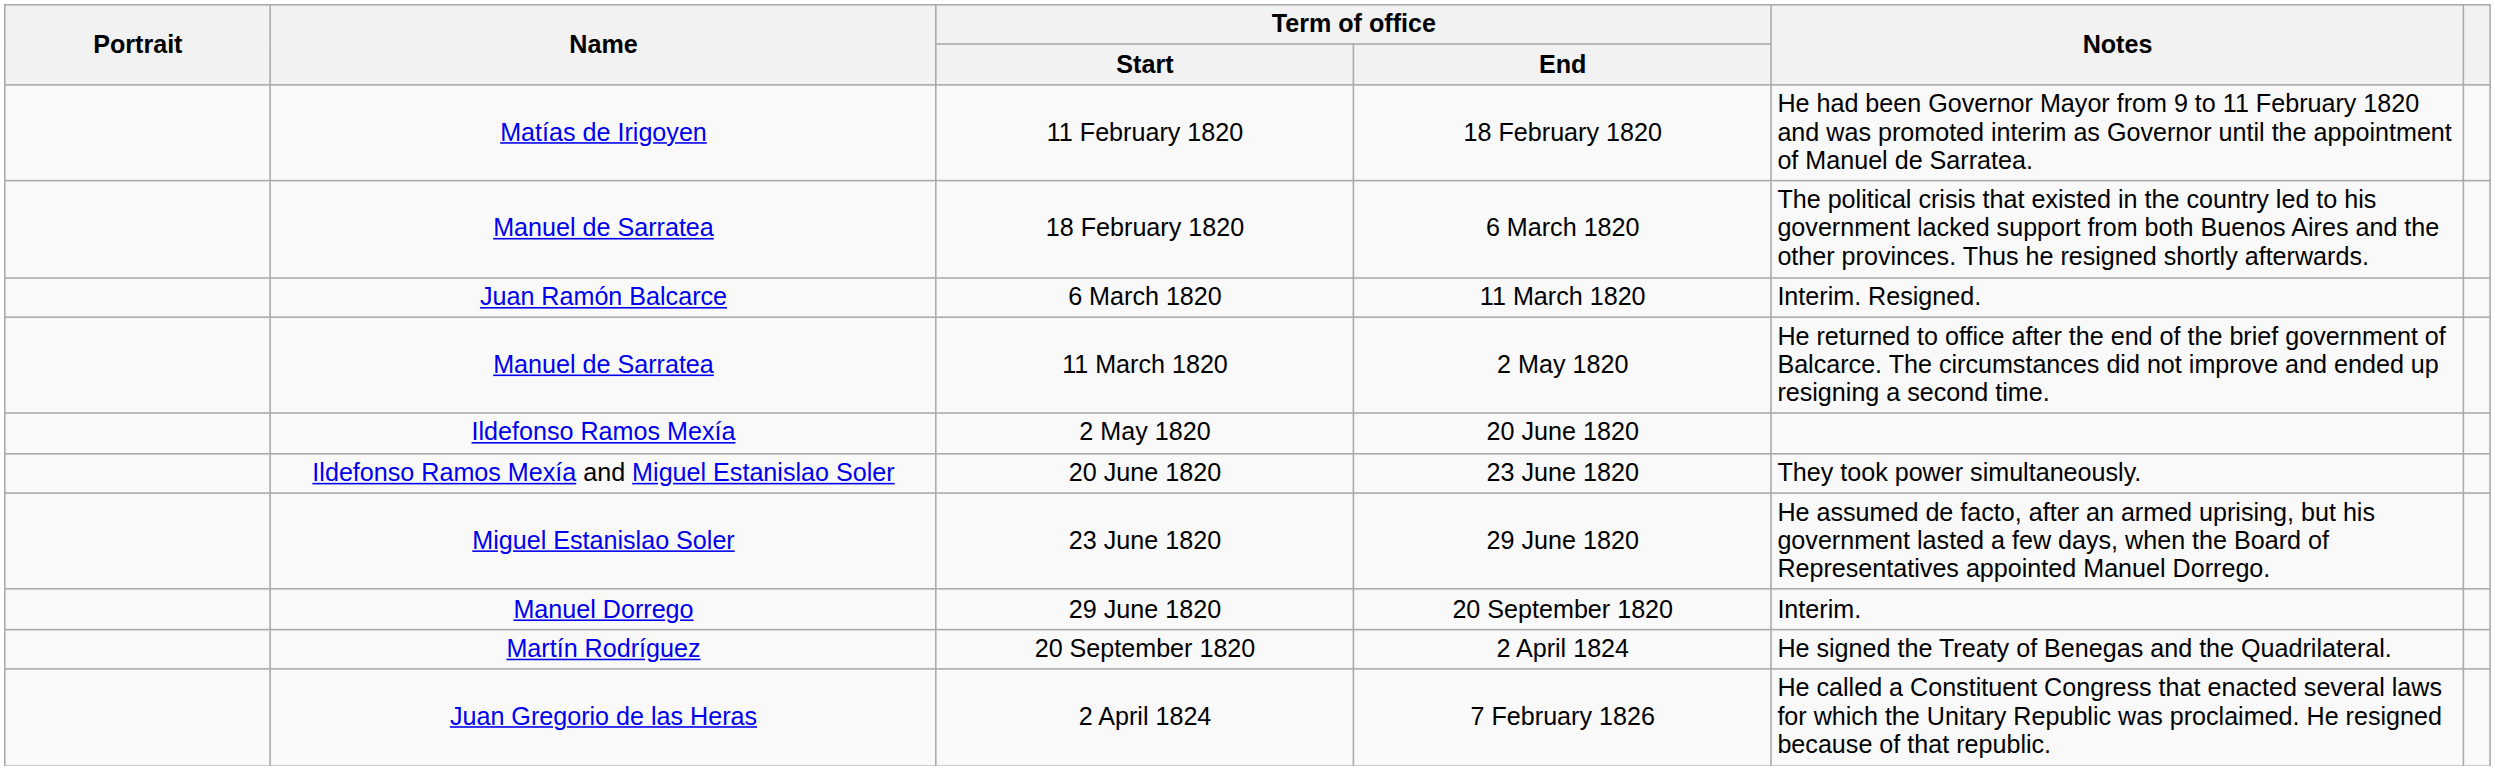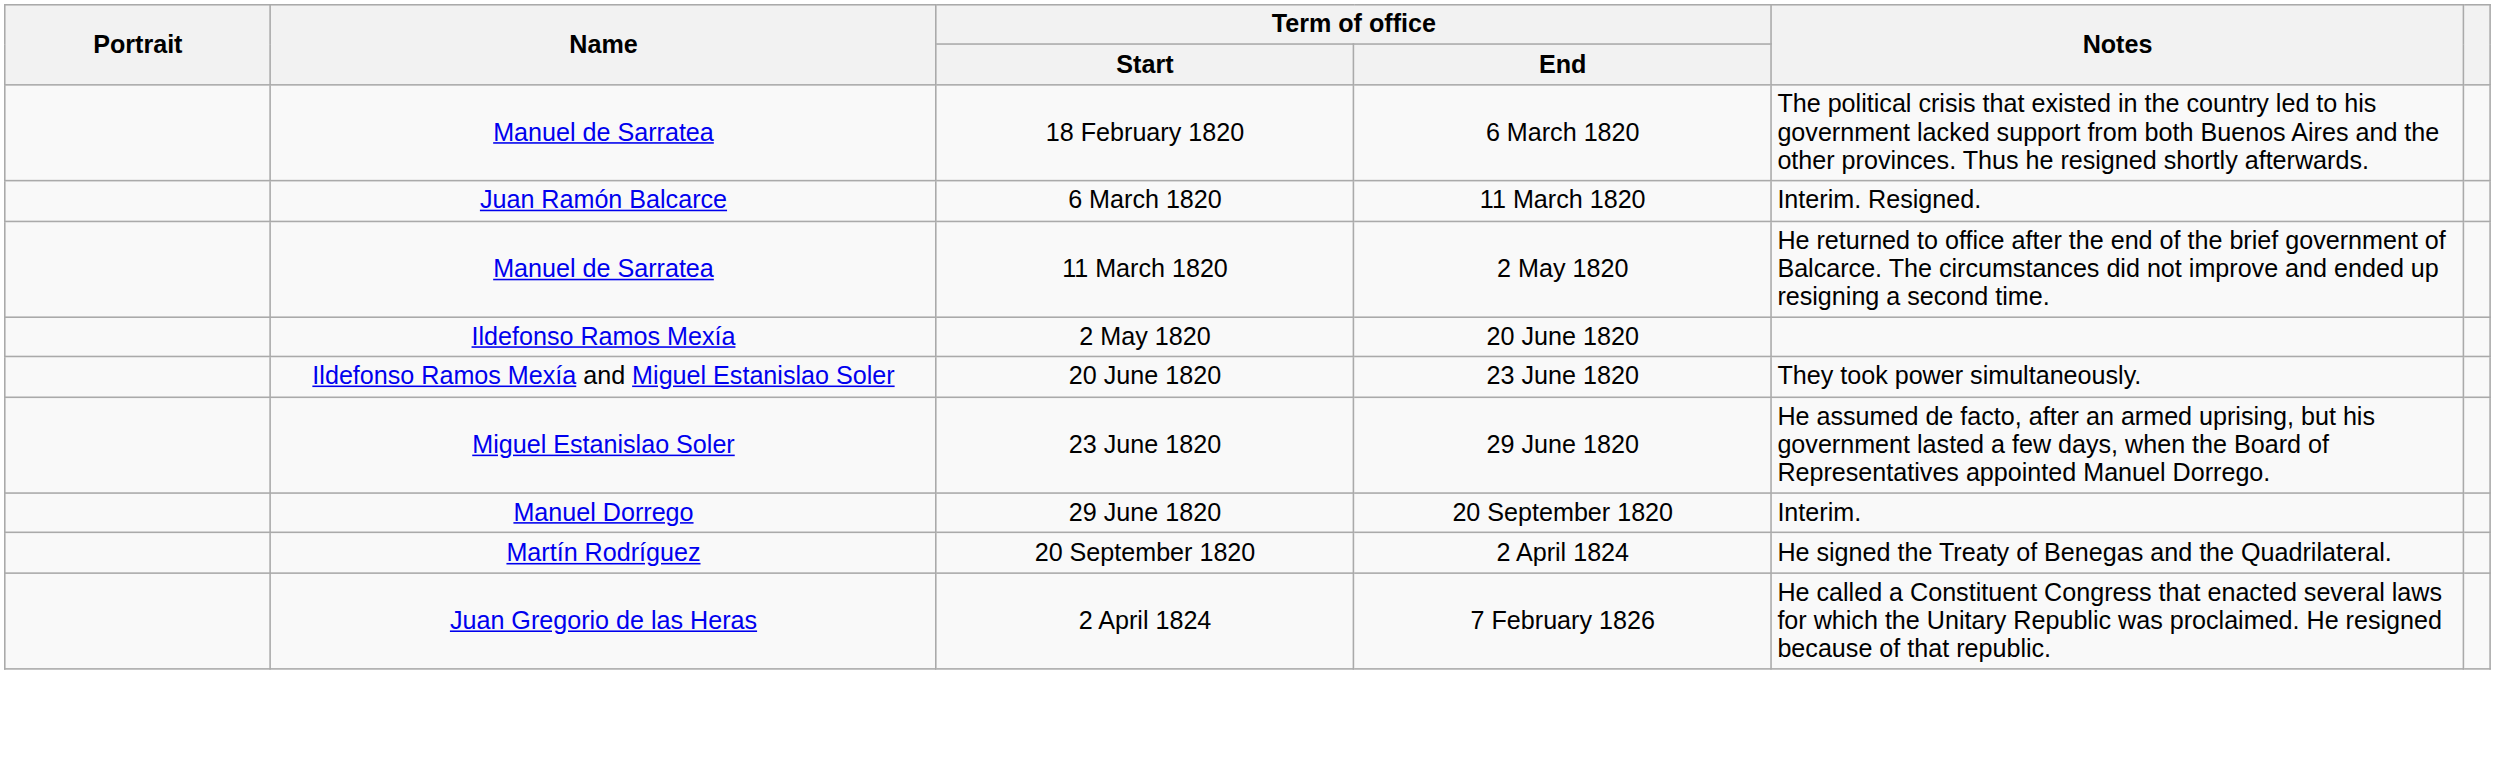- row: (1145, 132)
